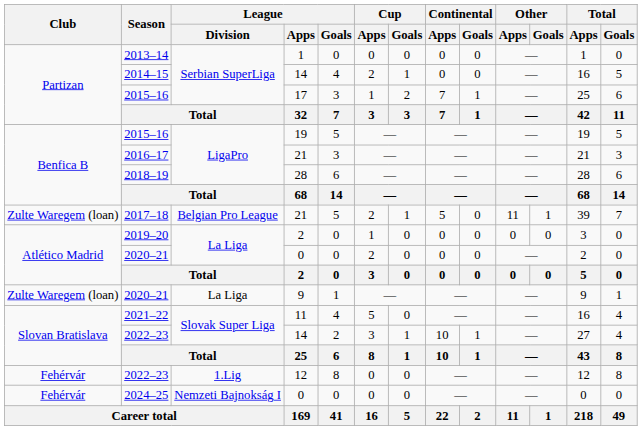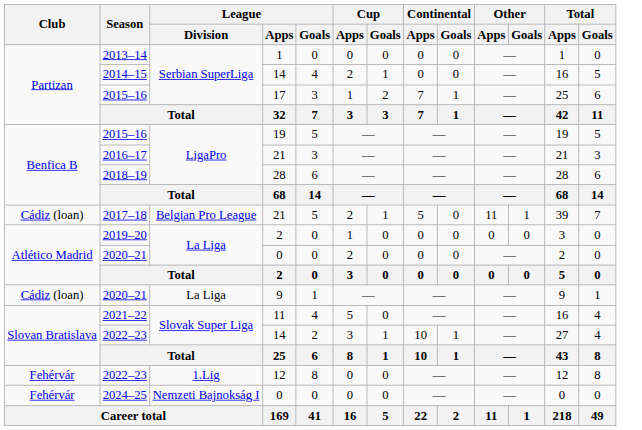(63, 214) Zulte Waregem (loan) -> (52, 214) Cádiz (loan)
(63, 295) Zulte Waregem (loan) -> (52, 295) Cádiz (loan)
